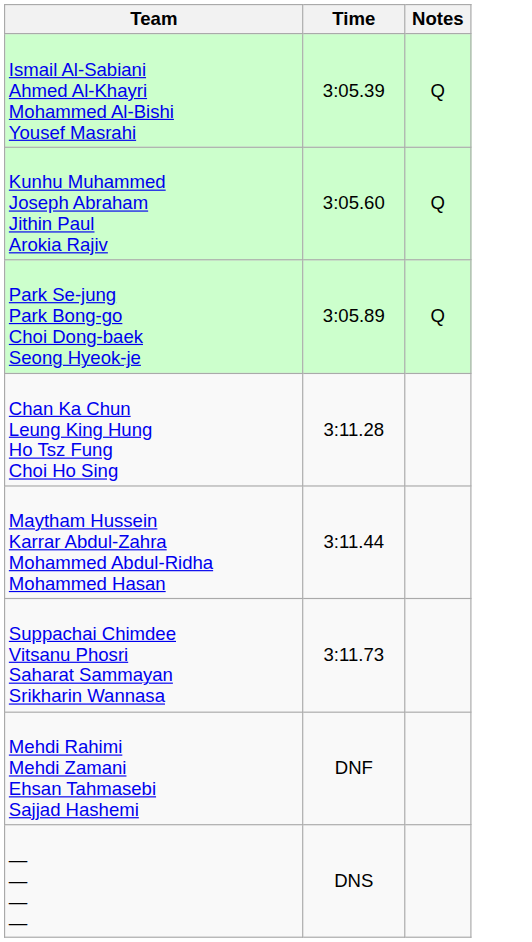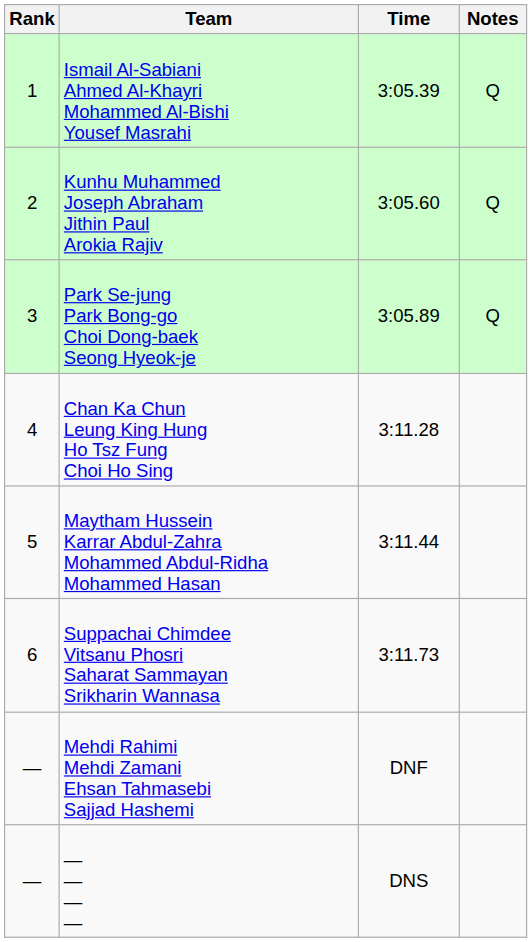+ column: (32, 19)
